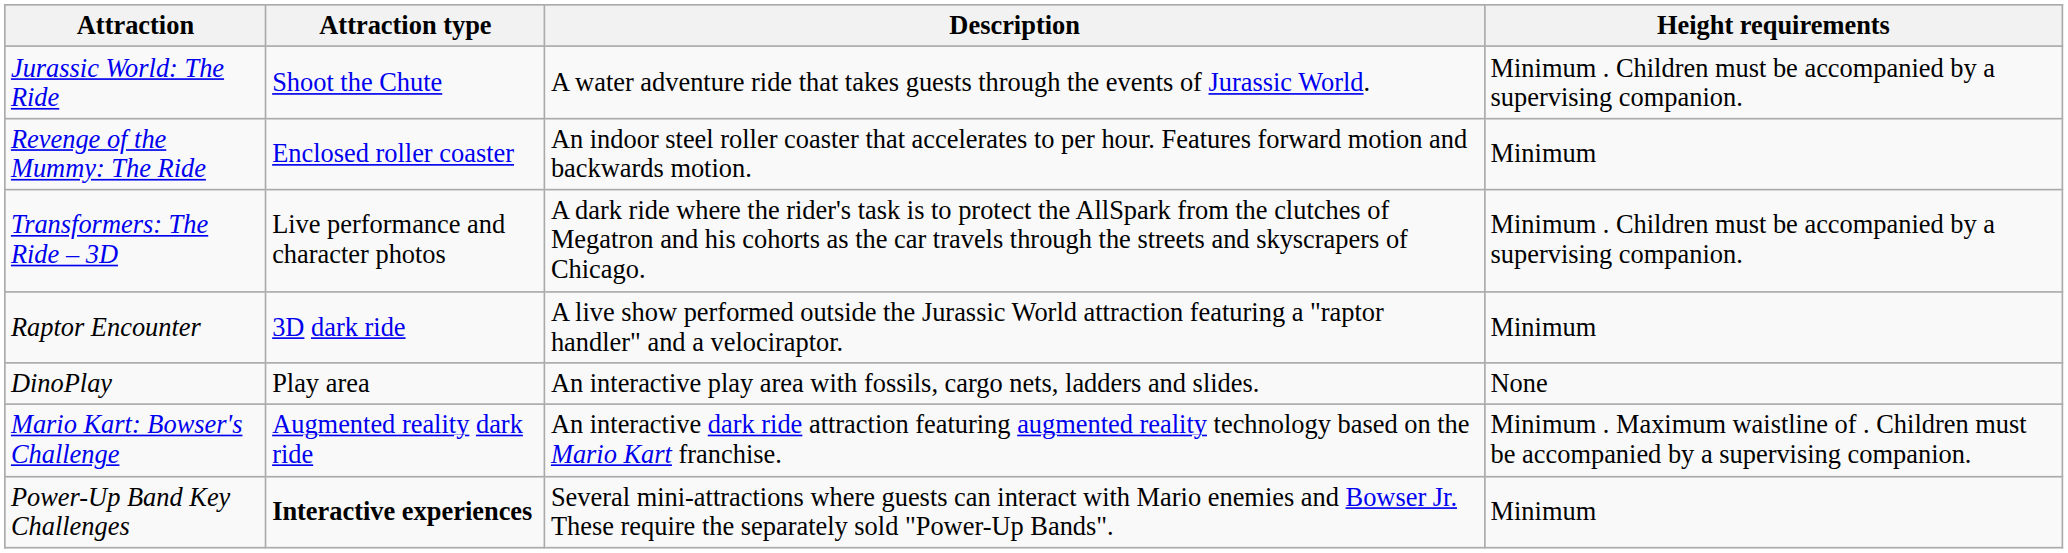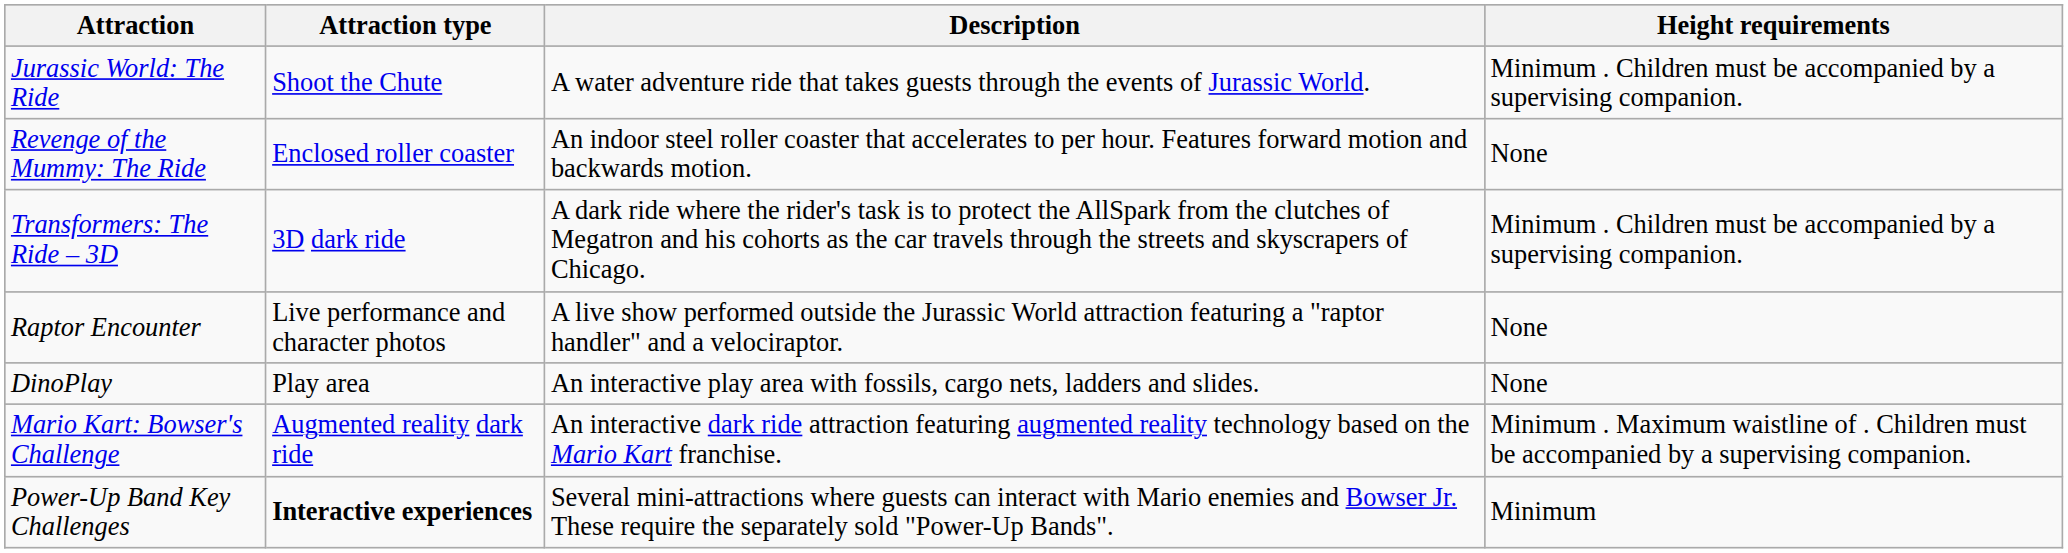(1543, 153) Minimum -> (1519, 153) None
(389, 240) Live performance and character photos -> (339, 240) 3D dark ride
(339, 326) 3D dark ride -> (389, 326) Live performance and character photos
(1543, 326) Minimum -> (1519, 326) None
